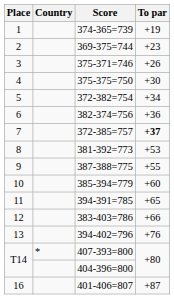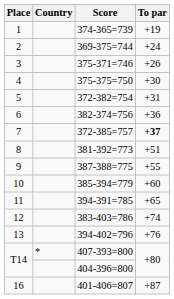(152, 47) +23 -> (152, 47) +24
(152, 98) +34 -> (152, 98) +31
(152, 149) +53 -> (152, 149) +51
(152, 217) +66 -> (152, 217) +74
